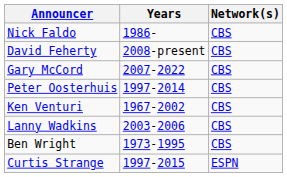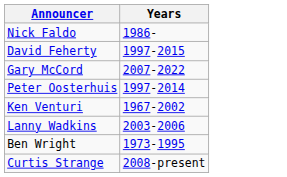- column: (245, 14)
(164, 51) 2008-present -> (154, 51) 1997-2015
(154, 163) 1997-2015 -> (164, 163) 2008-present
